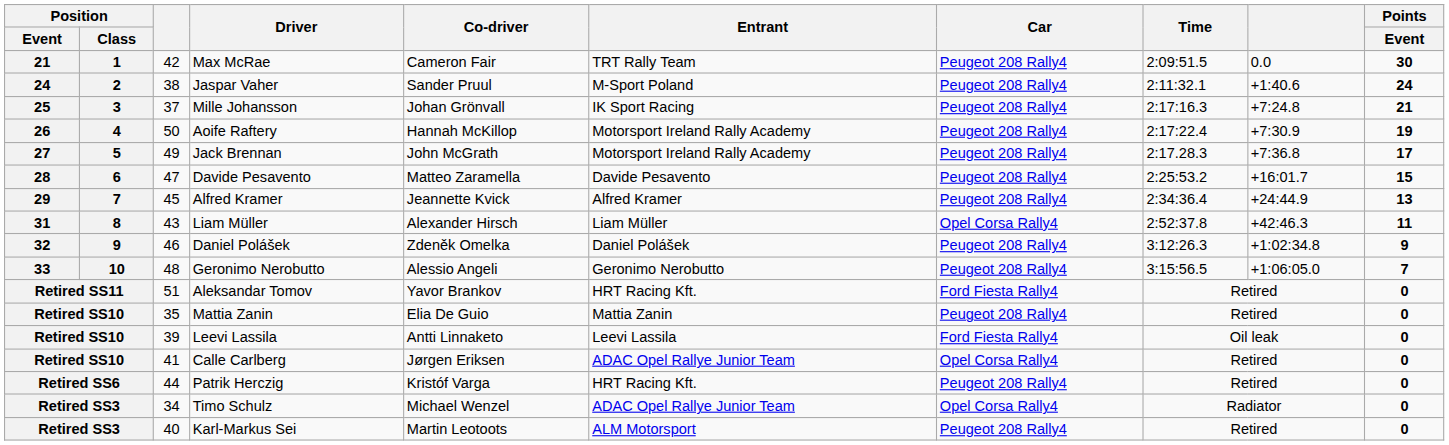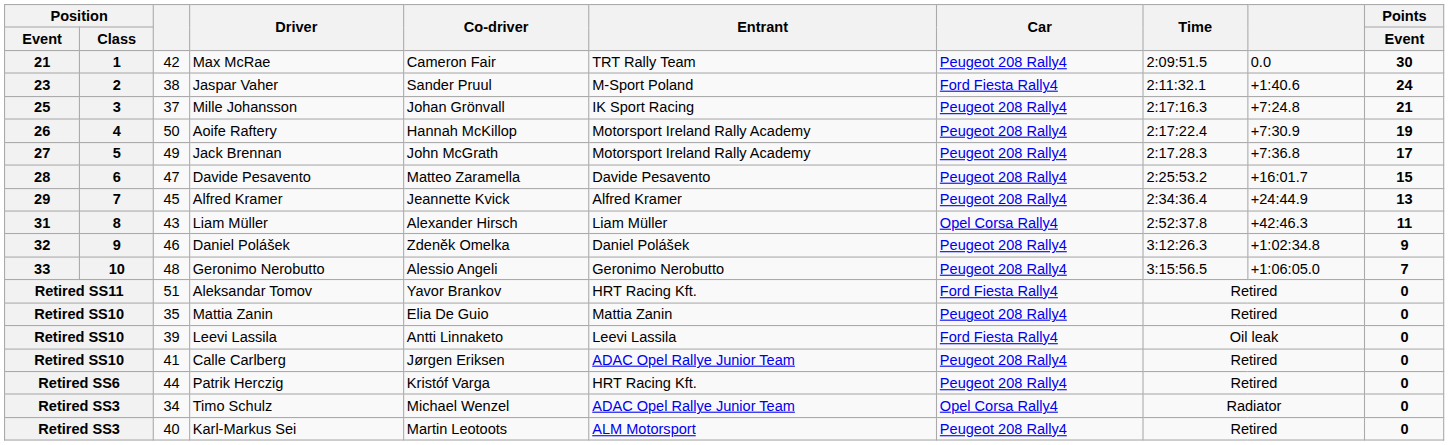(42, 84) 24 -> (42, 84) 23
(1003, 84) Peugeot 208 Rally4 -> (999, 84) Ford Fiesta Rally4
(999, 360) Opel Corsa Rally4 -> (1003, 360) Peugeot 208 Rally4
